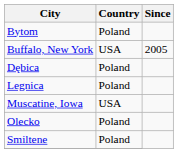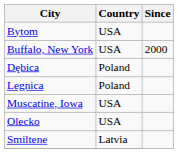(114, 31) Poland -> (110, 31) USA
(156, 49) 2005 -> (156, 49) 2000
(114, 121) Poland -> (110, 121) USA
(114, 139) Poland -> (113, 139) Latvia
